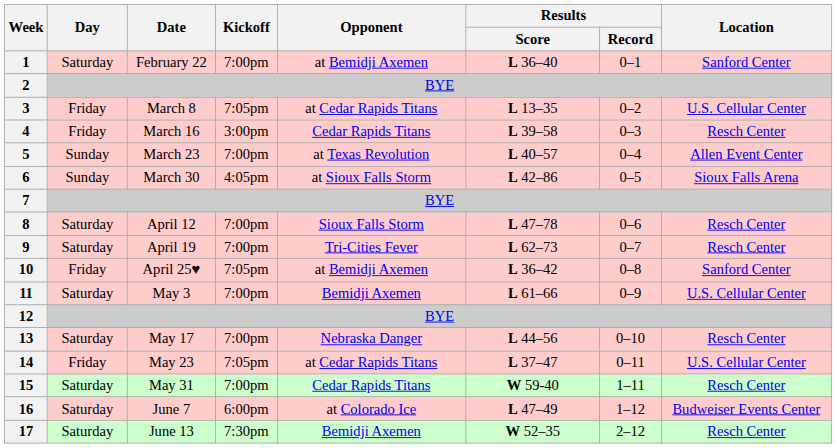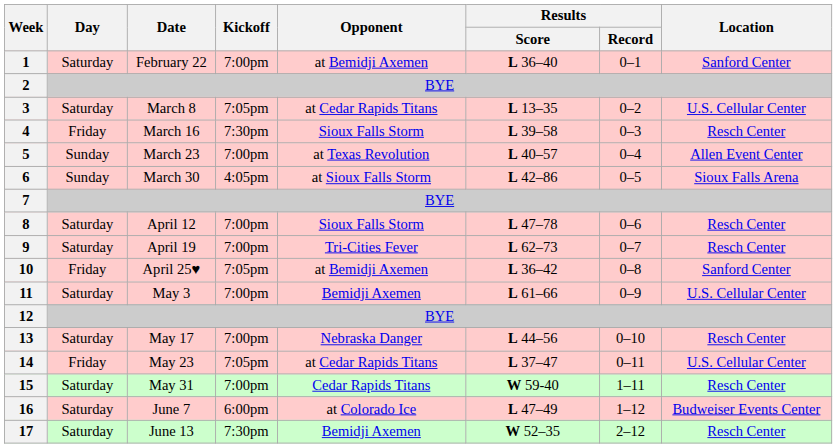(87, 108) Friday -> (87, 108) Saturday
(246, 131) 3:00pm -> (246, 131) 7:30pm
(371, 131) Cedar Rapids Titans -> (371, 131) Sioux Falls Storm
